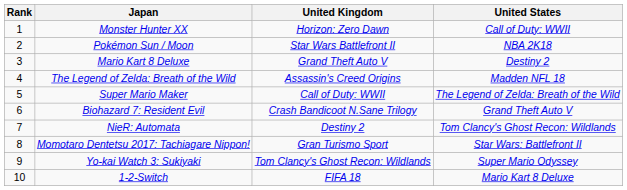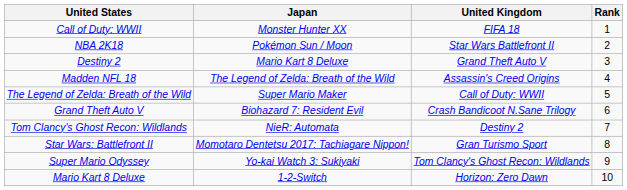columns swapped: (19, 12) <-> (528, 12)
(343, 29) Horizon: Zero Dawn -> (502, 29) FIFA 18
(343, 177) FIFA 18 -> (502, 177) Horizon: Zero Dawn
